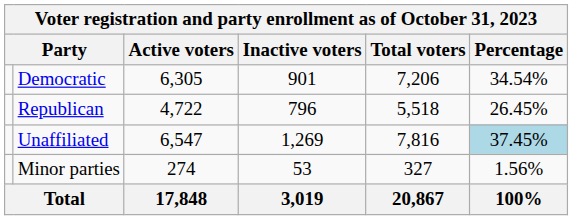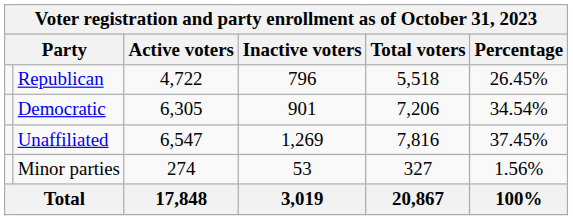rows swapped: (62, 79) <-> (61, 109)
(519, 139) lightblue background -> (519, 139) no background
